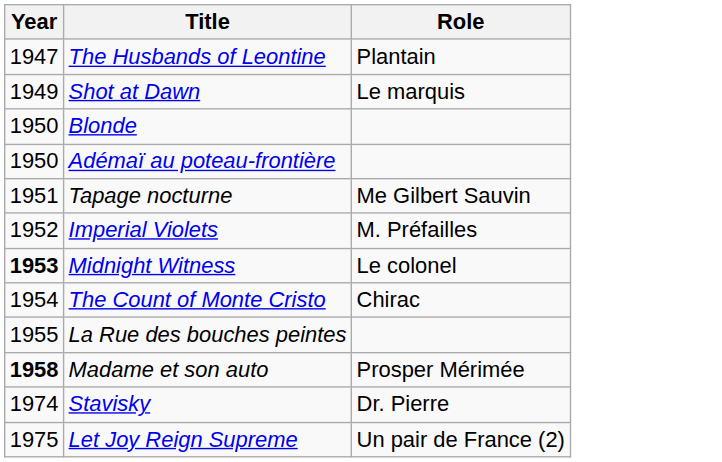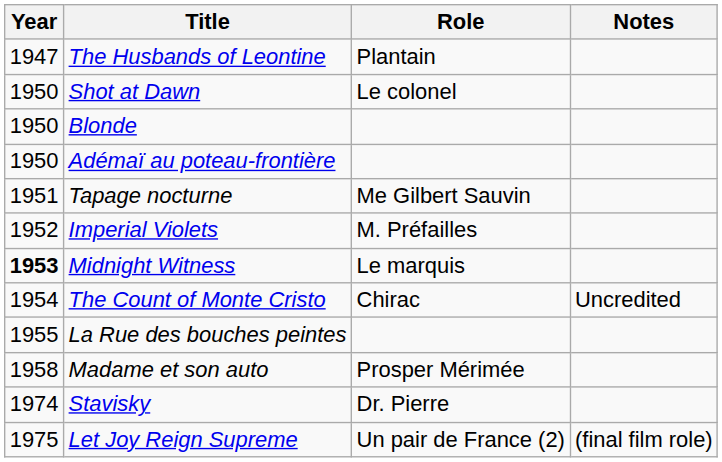+ column: (644, 21)
(34, 91) 1949 -> (34, 91) 1950
(411, 91) Le marquis -> (407, 91) Le colonel
(407, 265) Le colonel -> (411, 265) Le marquis
(34, 369) bold -> (34, 369) normal
